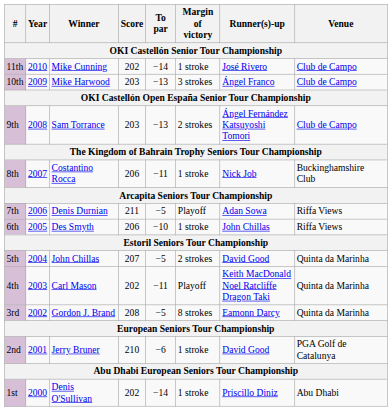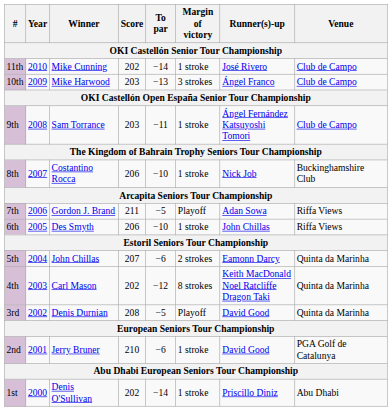(161, 125) −13 -> (161, 125) −11
(195, 125) 2 strokes -> (193, 125) 1 stroke
(161, 174) −11 -> (161, 174) −10
(80, 211) Denis Durnian -> (83, 211) Gordon J. Brand
(161, 258) −5 -> (161, 258) −6
(246, 258) David Good -> (251, 258) Eamonn Darcy
(161, 285) −11 -> (161, 285) −12
(192, 285) Playoff -> (195, 285) 8 strokes
(83, 313) Gordon J. Brand -> (80, 313) Denis Durnian
(195, 313) 8 strokes -> (192, 313) Playoff
(251, 313) Eamonn Darcy -> (246, 313) David Good
